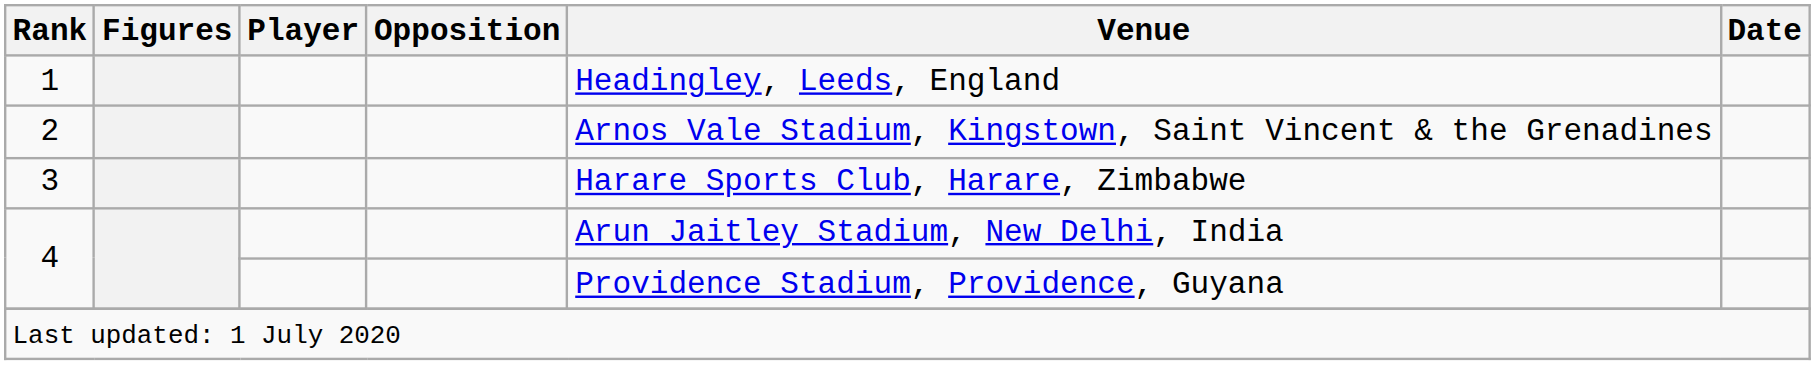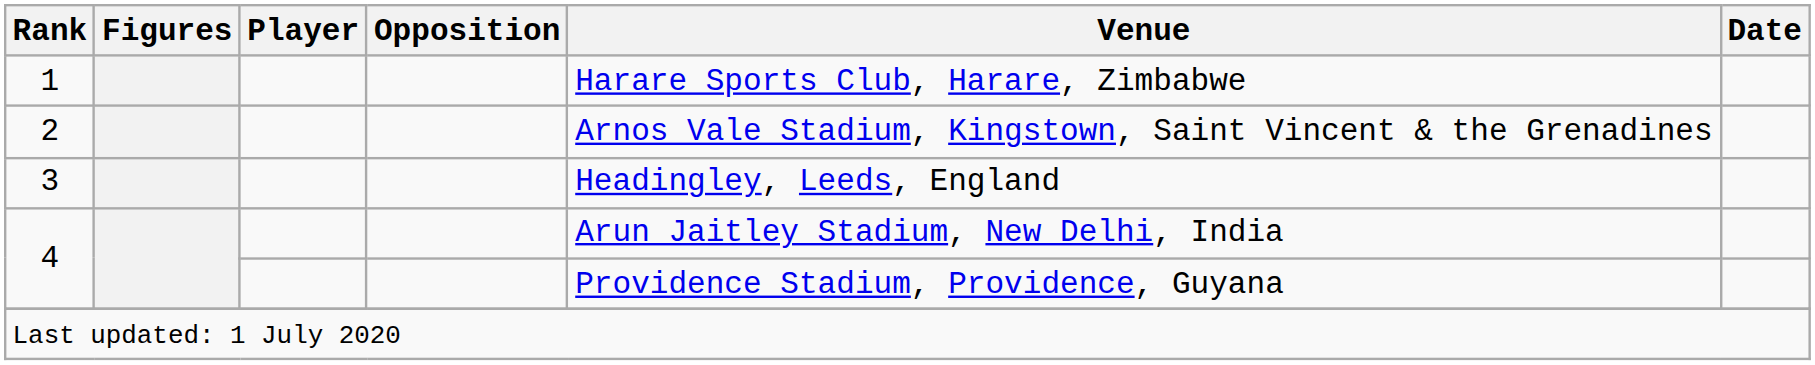(818, 81) Headingley, Leeds, England -> (911, 81) Harare Sports Club, Harare, Zimbabwe
(911, 182) Harare Sports Club, Harare, Zimbabwe -> (818, 182) Headingley, Leeds, England
